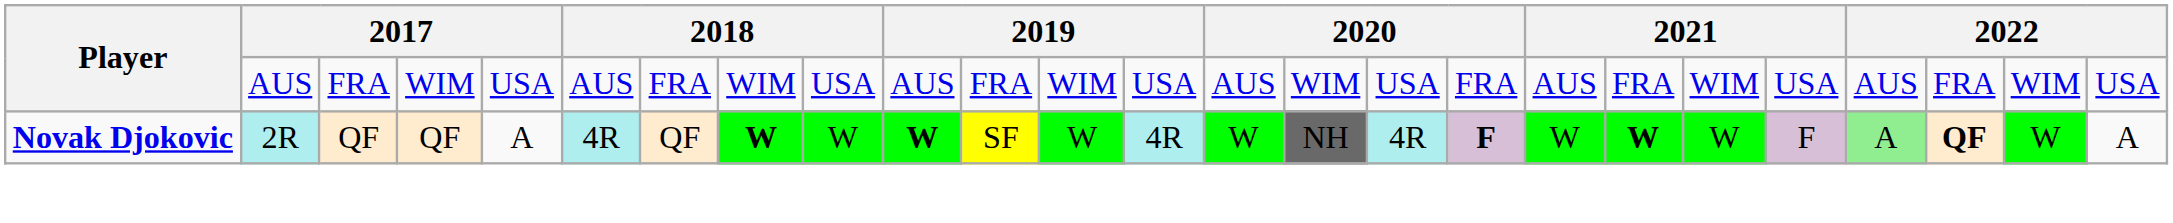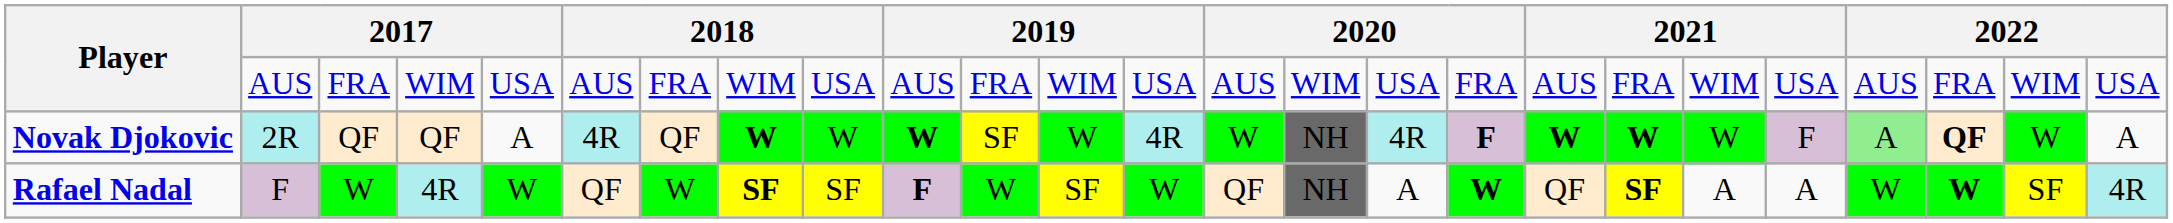(1565, 136) normal -> (1565, 136) bold
+ row: (102, 189)
